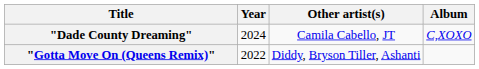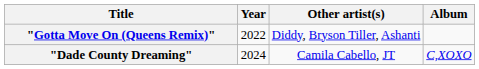rows swapped: (121, 54) <-> (121, 34)
